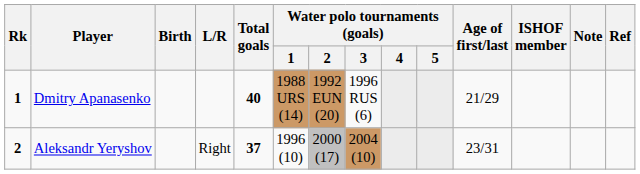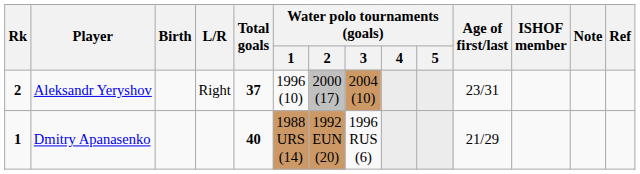rows swapped: (92, 99) <-> (93, 148)
